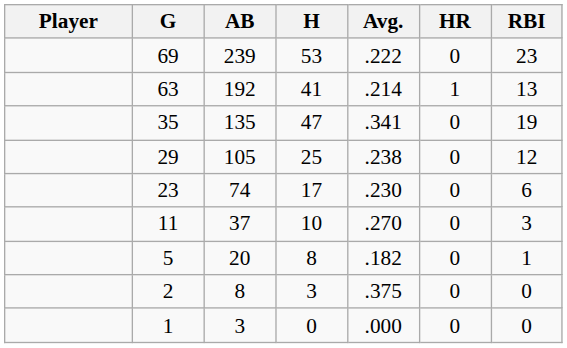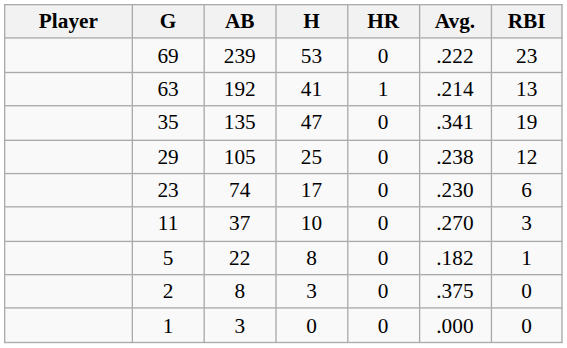columns swapped: (383, 21) <-> (455, 21)
(240, 257) 20 -> (240, 257) 22
